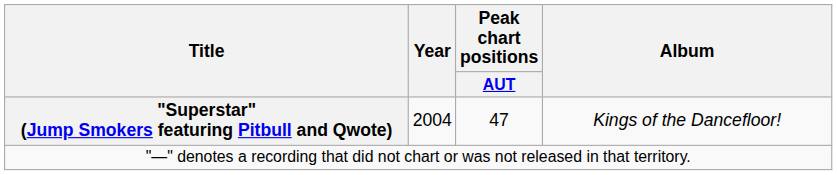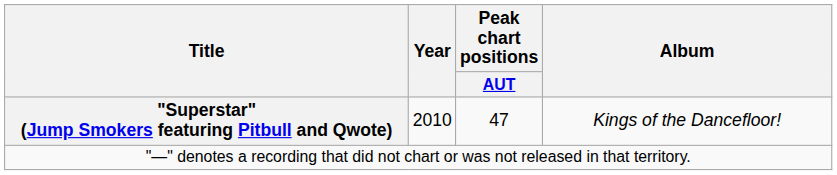(432, 120) 2004 -> (432, 120) 2010
